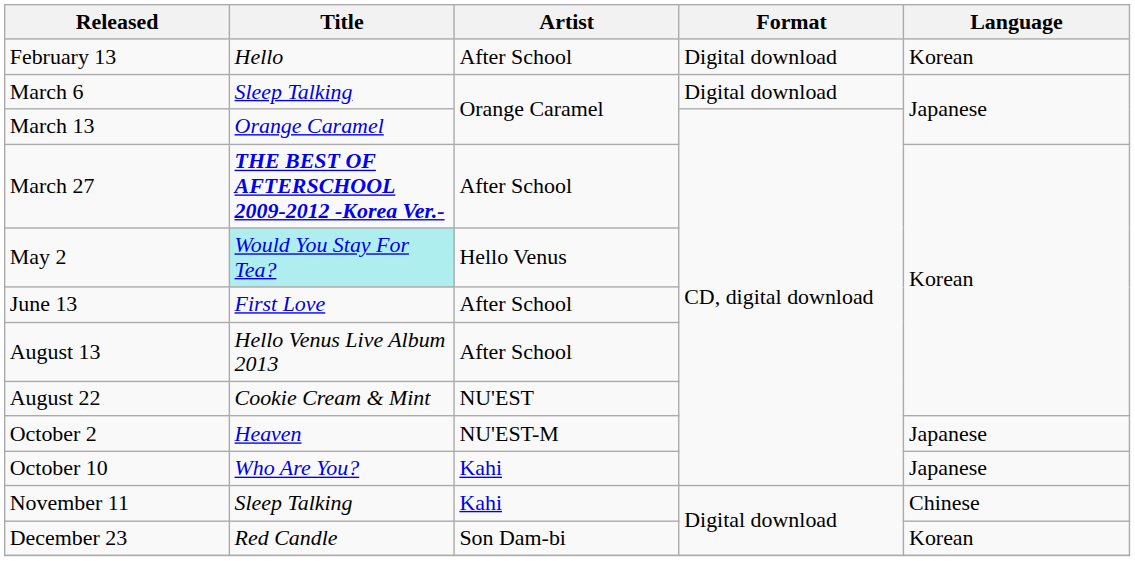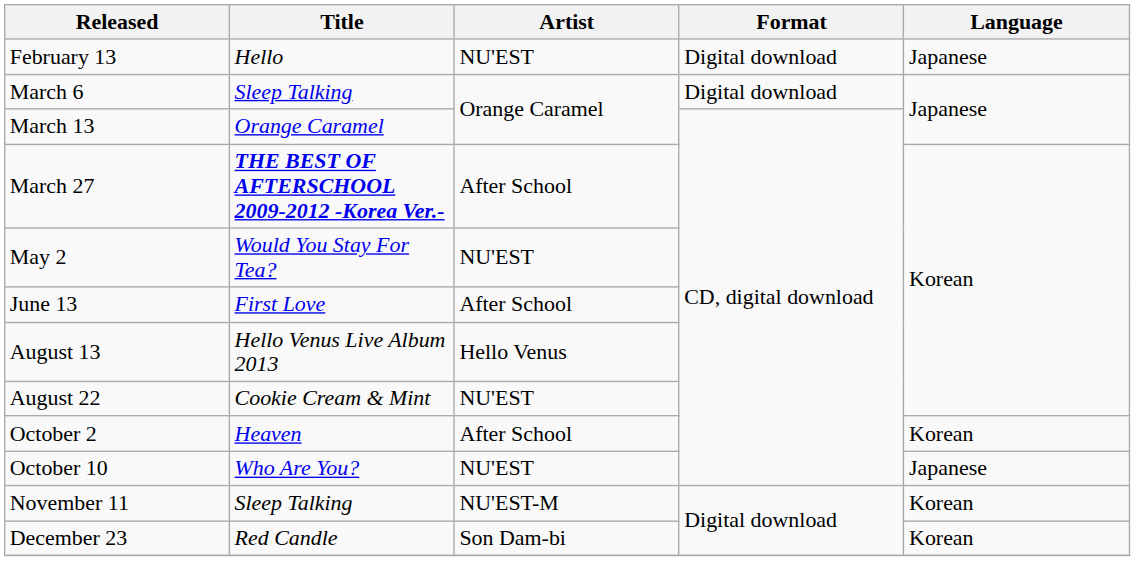(516, 56) After School -> (497, 56) NU'EST
(941, 56) Korean -> (948, 56) Japanese
(322, 257) paleturquoise background -> (322, 257) no background
(513, 257) Hello Venus -> (497, 257) NU'EST
(516, 351) After School -> (513, 351) Hello Venus
(509, 433) NU'EST-M -> (516, 433) After School
(948, 433) Japanese -> (941, 433) Korean
(481, 468) Kahi -> (497, 468) NU'EST
(481, 502) Kahi -> (509, 502) NU'EST-M
(944, 502) Chinese -> (941, 502) Korean
